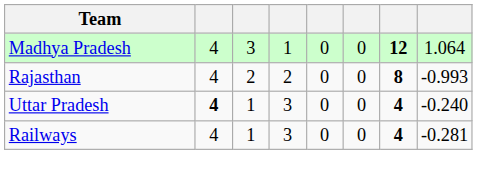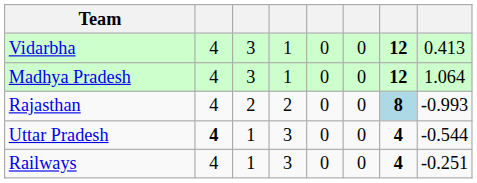+ row: (42, 47)
(398, 76) no background -> (398, 105) lightblue background
(445, 105) -0.240 -> (445, 134) -0.544
(445, 134) -0.281 -> (445, 163) -0.251
